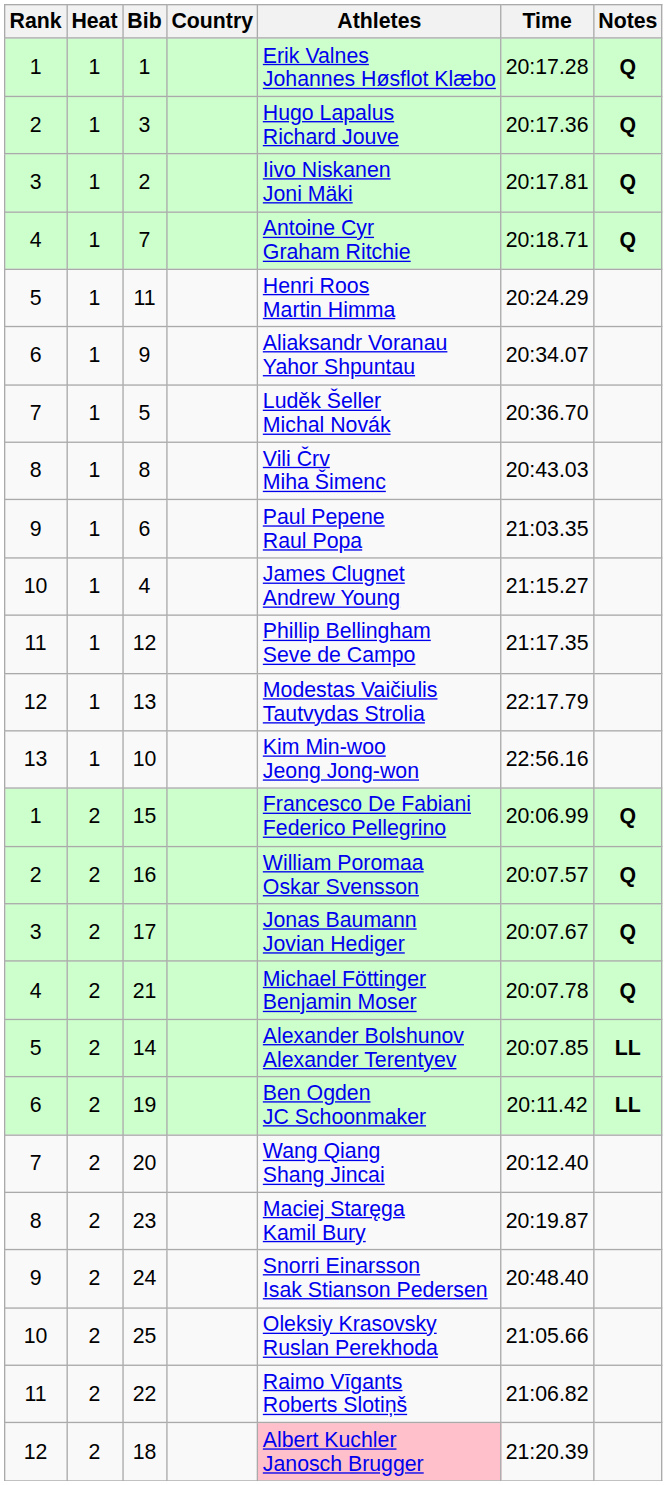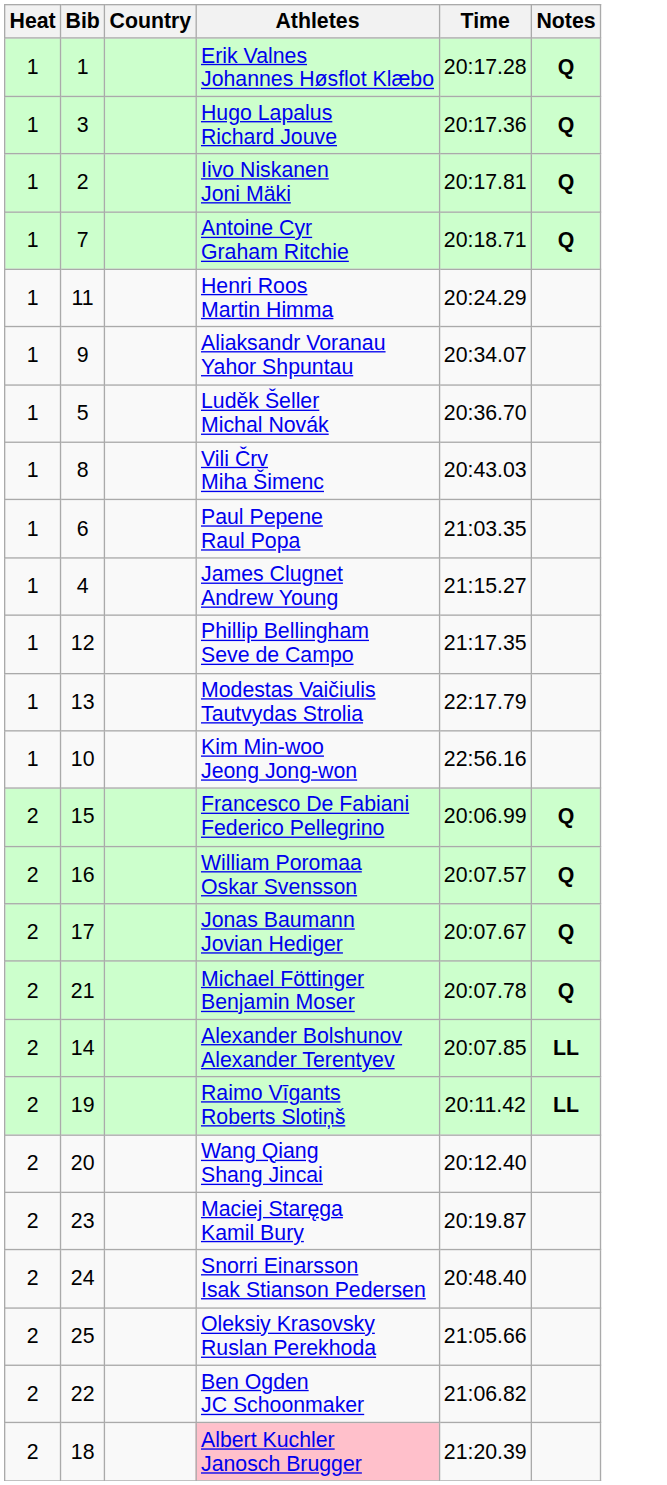- column: (36, 21)
(344, 1105) Ben Ogden JC Schoonmaker -> (273, 1105) Raimo Vīgants Roberts Slotiņš
(335, 1393) Raimo Vīgants Roberts Slotiņš -> (283, 1393) Ben Ogden JC Schoonmaker
